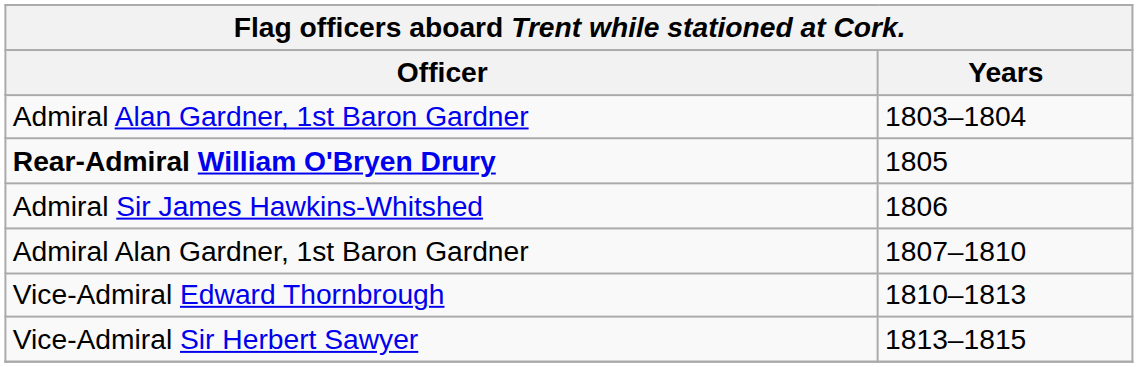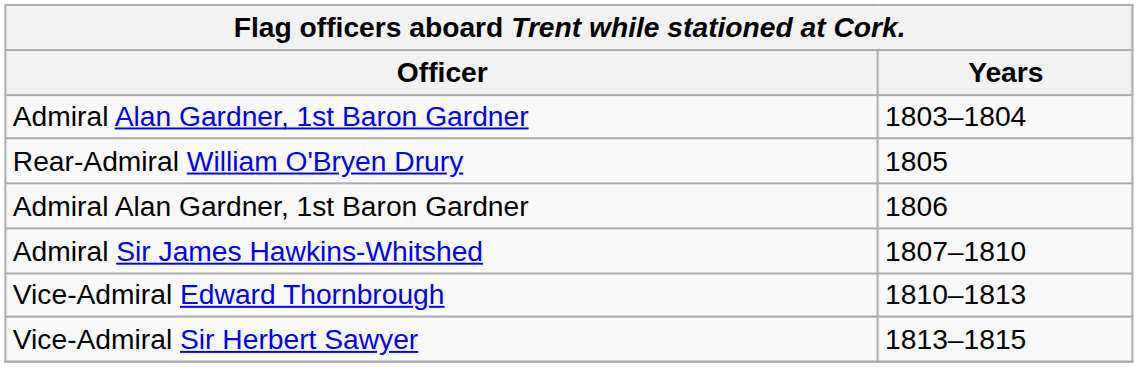(254, 161) bold -> (238, 161) normal
(248, 206) Admiral Sir James Hawkins-Whitshed -> (271, 206) Admiral Alan Gardner, 1st Baron Gardner
(271, 251) Admiral Alan Gardner, 1st Baron Gardner -> (248, 251) Admiral Sir James Hawkins-Whitshed
